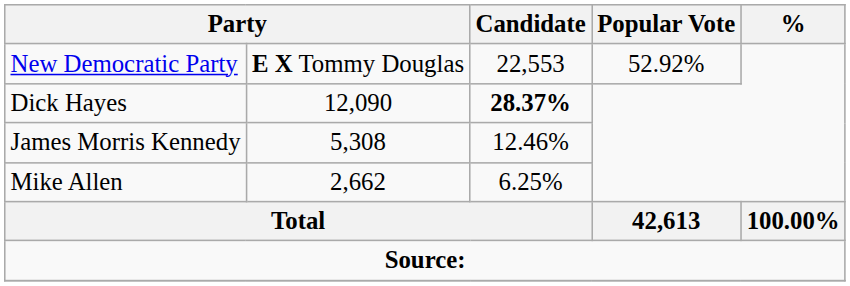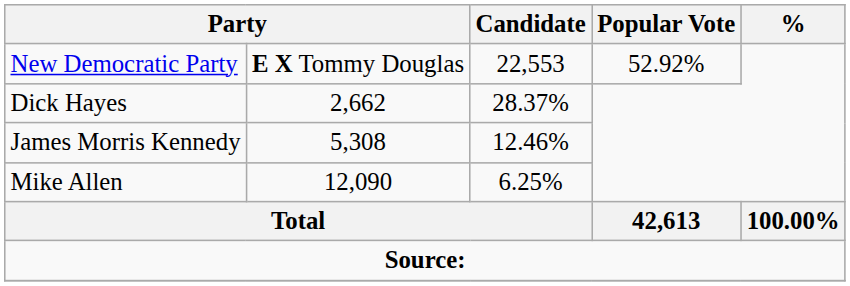(358, 102) 12,090 -> (358, 102) 2,662
(531, 102) bold -> (531, 102) normal
(358, 181) 2,662 -> (358, 181) 12,090
